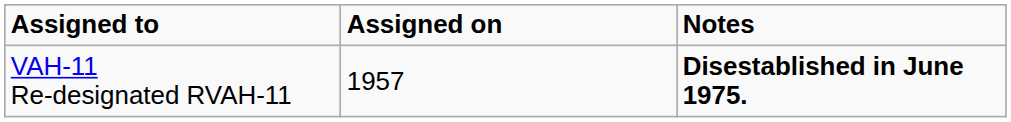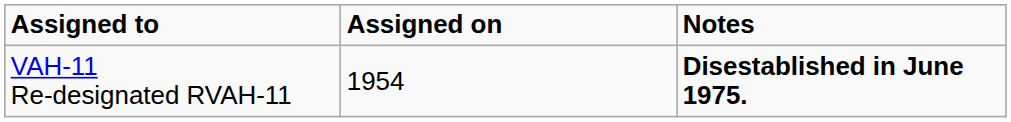(376, 80) 1957 -> (376, 80) 1954
